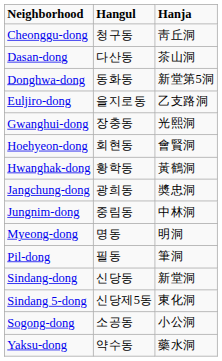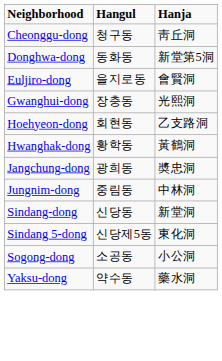- row: (37, 57)
(183, 101) 乙支路洞 -> (177, 79) 會賢洞
(177, 145) 會賢洞 -> (183, 123) 乙支路洞
- row: (43, 234)
- row: (29, 256)
